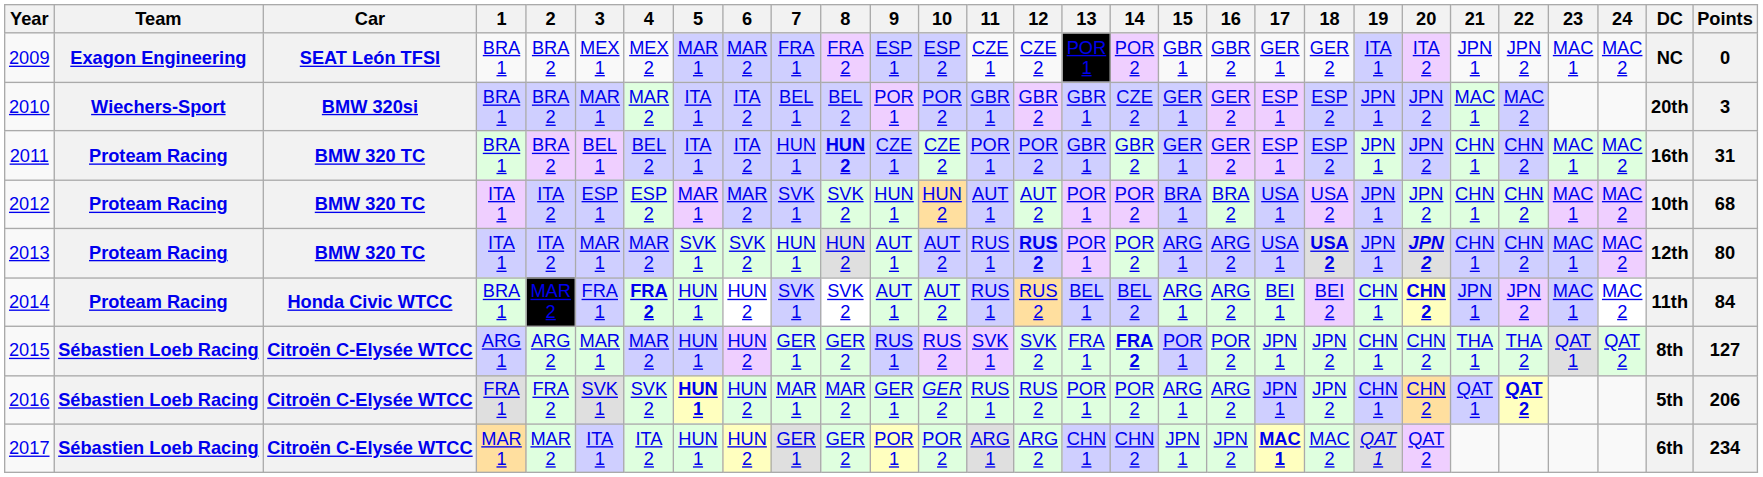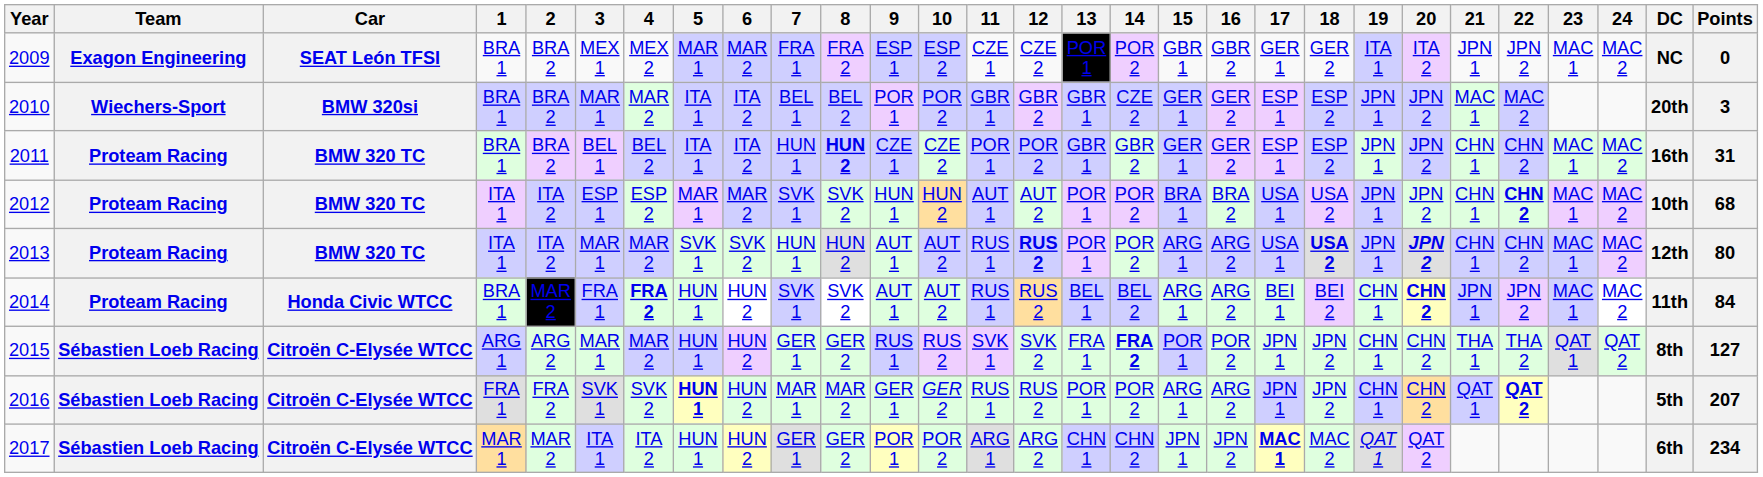(1524, 204) normal -> (1524, 204) bold
(1725, 399) 206 -> (1725, 399) 207
